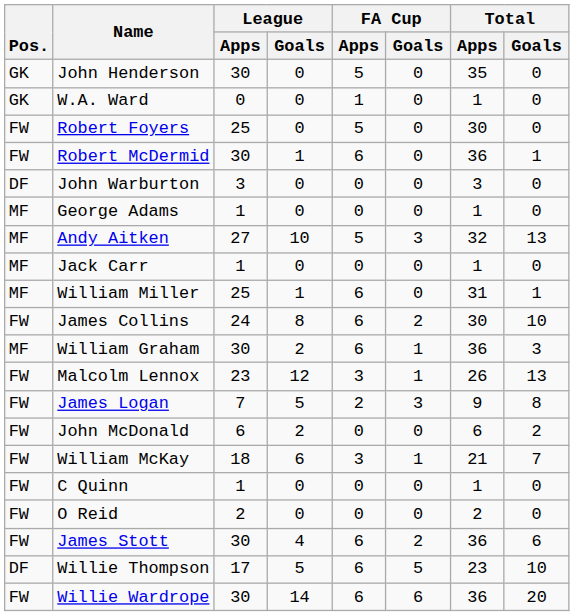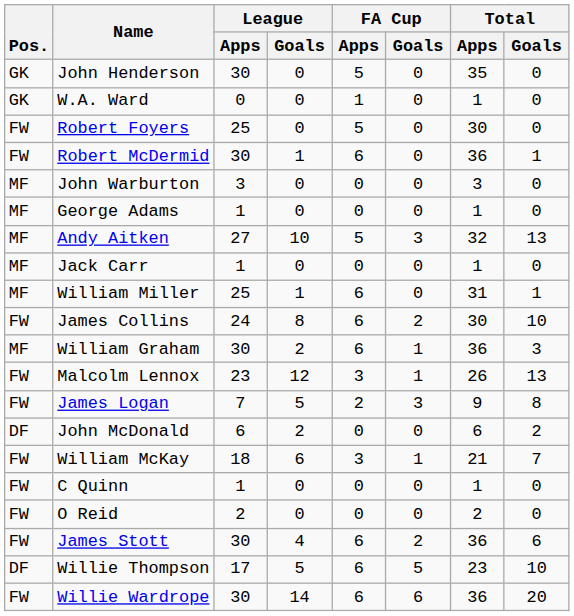(19, 184) DF -> (19, 184) MF
(19, 432) FW -> (19, 432) DF
